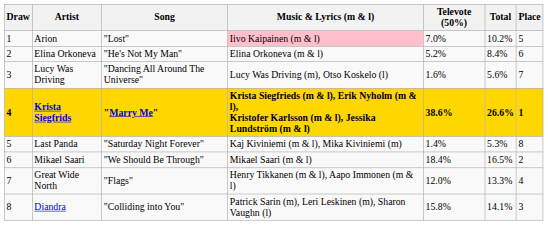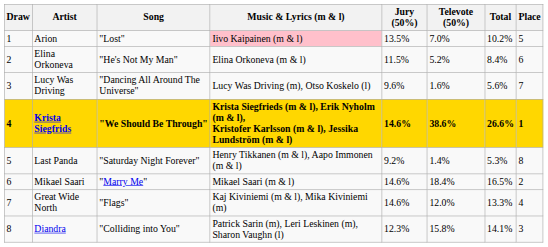+ column: (404, 17)
(131, 112) "Marry Me" -> (154, 123) "We Should Be Through"
(316, 144) Kaj Kiviniemi (m & l), Mika Kiviniemi (m) -> (292, 161) Henry Tikkanen (m & l), Aapo Immonen (m & l)
(154, 160) "We Should Be Through" -> (123, 181) "Marry Me"
(322, 180) Henry Tikkanen (m & l), Aapo Immonen (m & l) -> (290, 202) Kaj Kiviniemi (m & l), Mika Kiviniemi (m)
